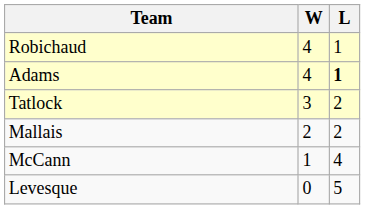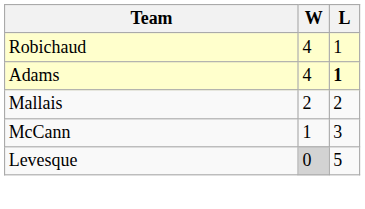- row: (35, 103)
(338, 160) 4 -> (338, 132) 3
(307, 189) no background -> (307, 160) lightgrey background
